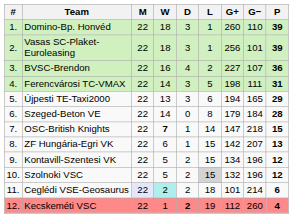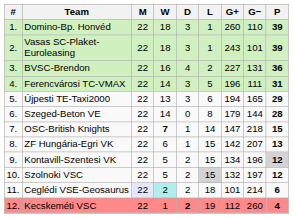(232, 47) 256 -> (232, 47) 243
(255, 68) 107 -> (255, 68) 131
(232, 83) 198 -> (232, 83) 196
(255, 114) 184 -> (255, 114) 144
(277, 159) no background -> (277, 159) lightgrey background
(255, 175) 196 -> (255, 175) 197
